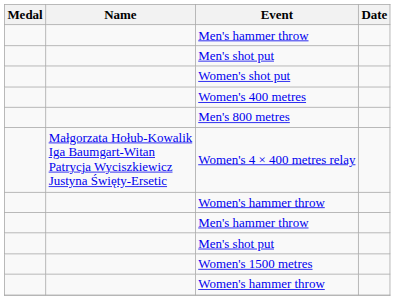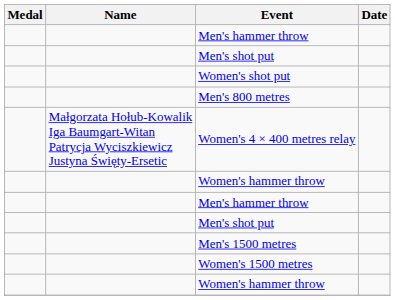- row: (120, 97)
+ row: (120, 243)
